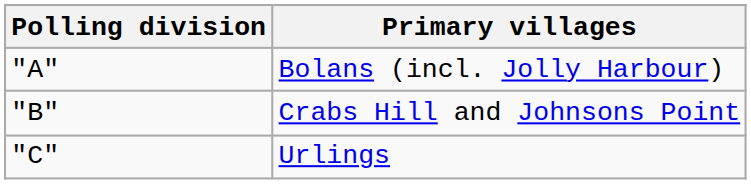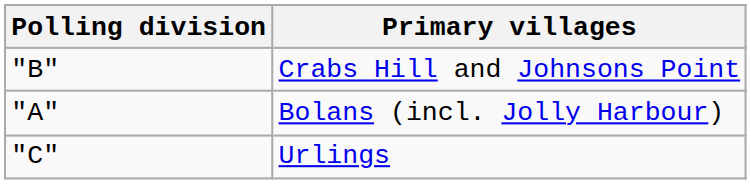rows swapped: (501, 70) <-> (509, 113)
